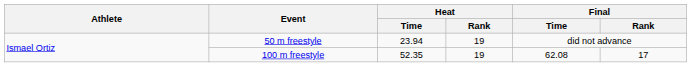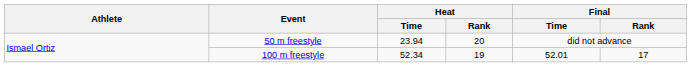(479, 41) 19 -> (479, 41) 20
(411, 55) 52.35 -> (411, 55) 52.34
(557, 55) 62.08 -> (557, 55) 52.01
